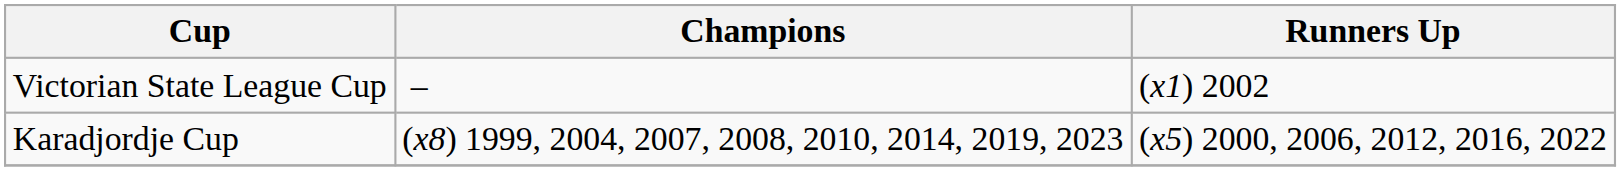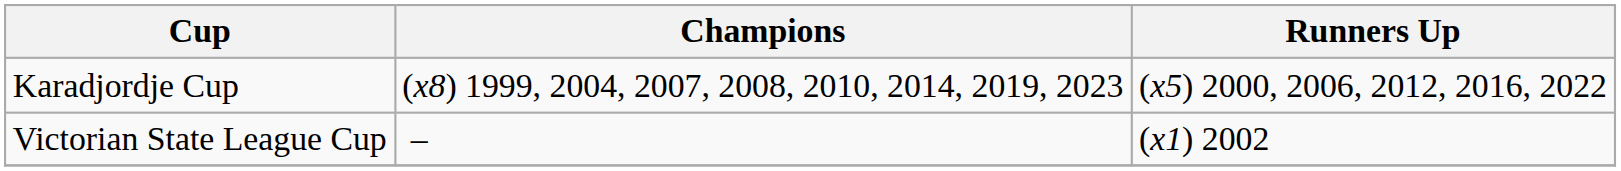rows swapped: (200, 84) <-> (126, 138)
